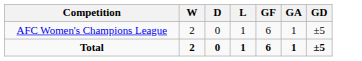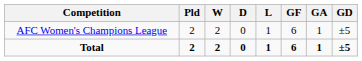+ column: (192, 13)
